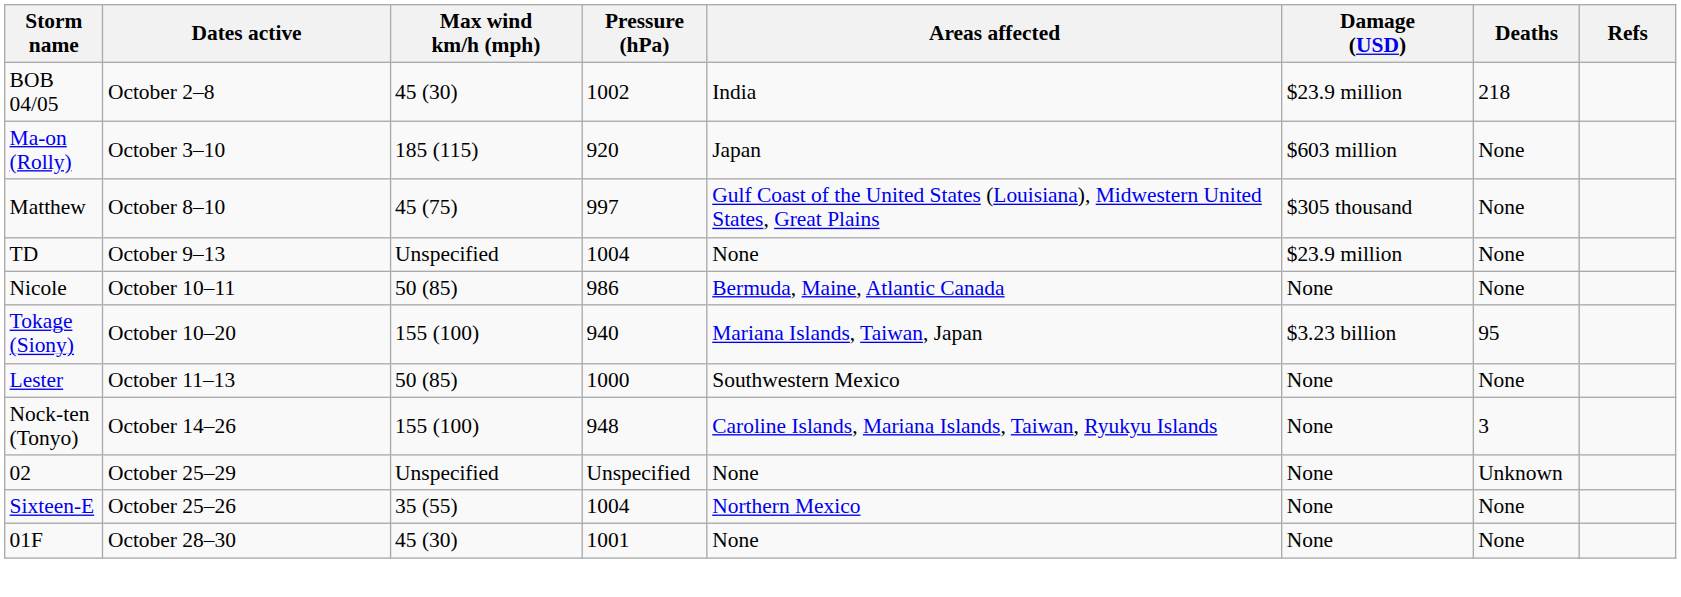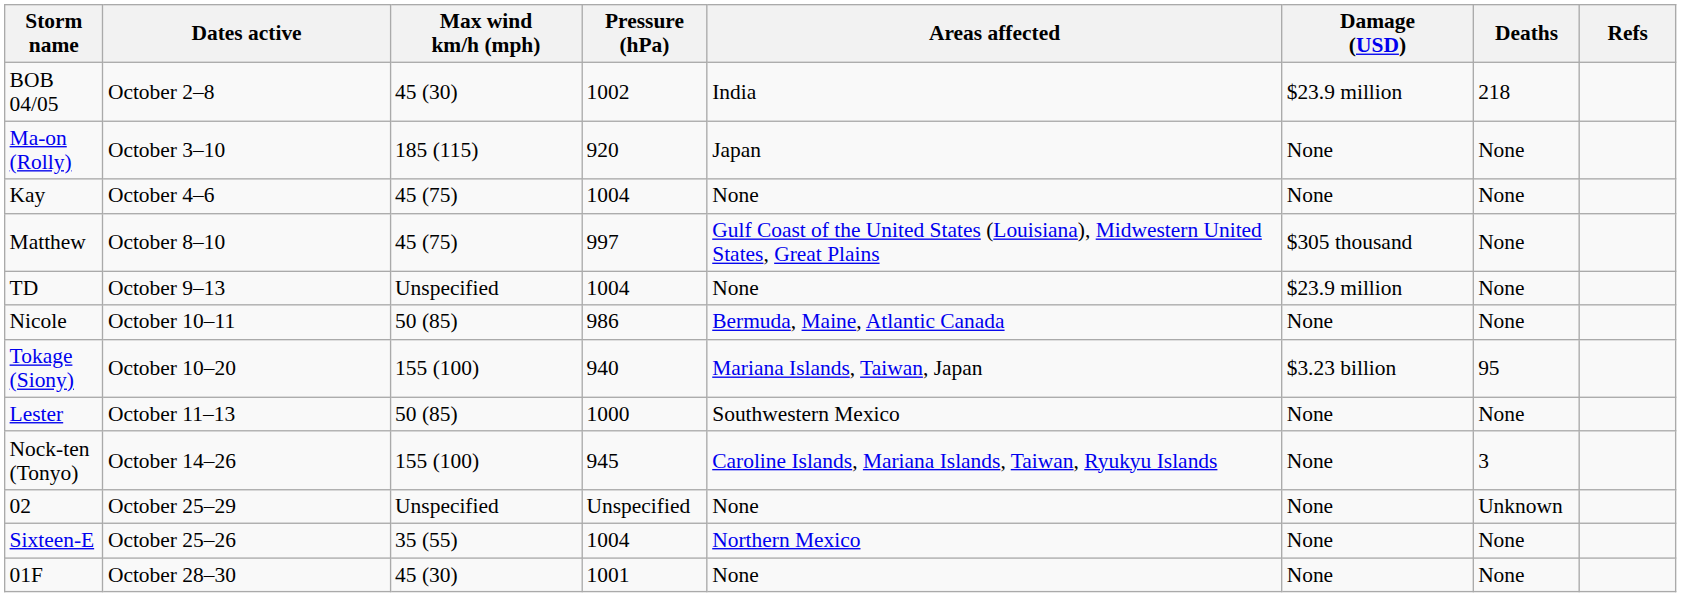(1342, 149) $603 million -> (1310, 149) None
+ row: (27, 195)
(603, 426) 948 -> (603, 460) 945
